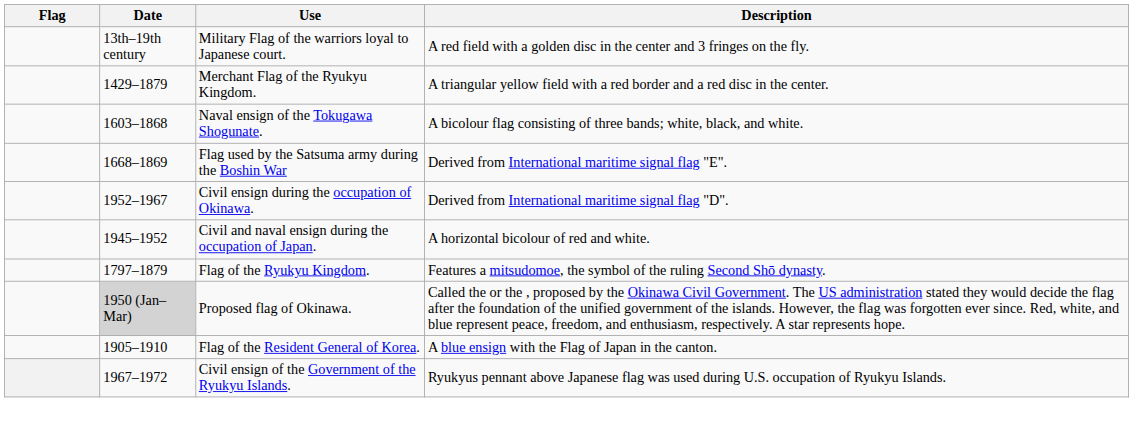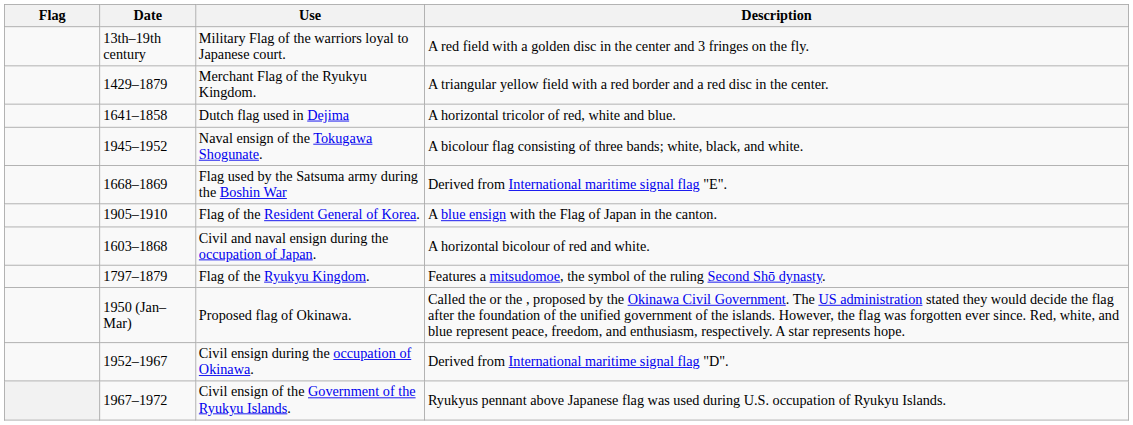+ row: (274, 115)
(135, 123) 1603–1868 -> (135, 146) 1945–1952
rows swapped: (309, 347) <-> (305, 200)
(135, 239) 1945–1952 -> (135, 245) 1603–1868
(135, 308) lightgrey background -> (135, 315) no background
